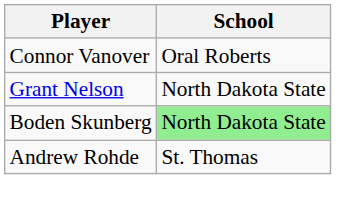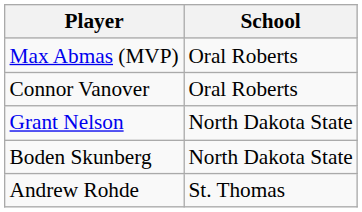+ row: (94, 55)
(244, 122) lightgreen background -> (271, 156) no background
